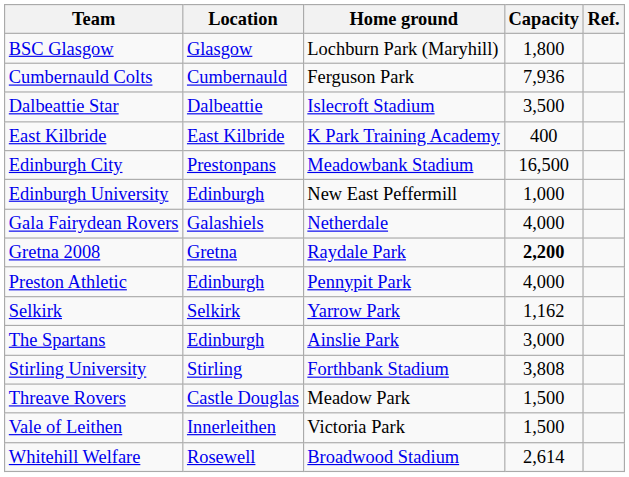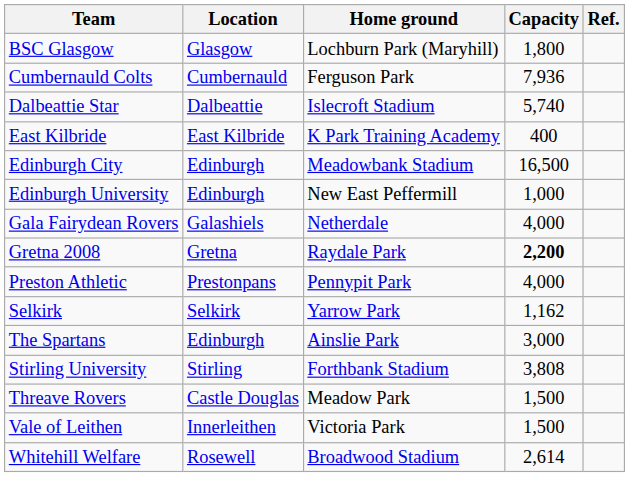(544, 106) 3,500 -> (544, 106) 5,740
(231, 164) Prestonpans -> (226, 164) Edinburgh
(226, 281) Edinburgh -> (231, 281) Prestonpans
